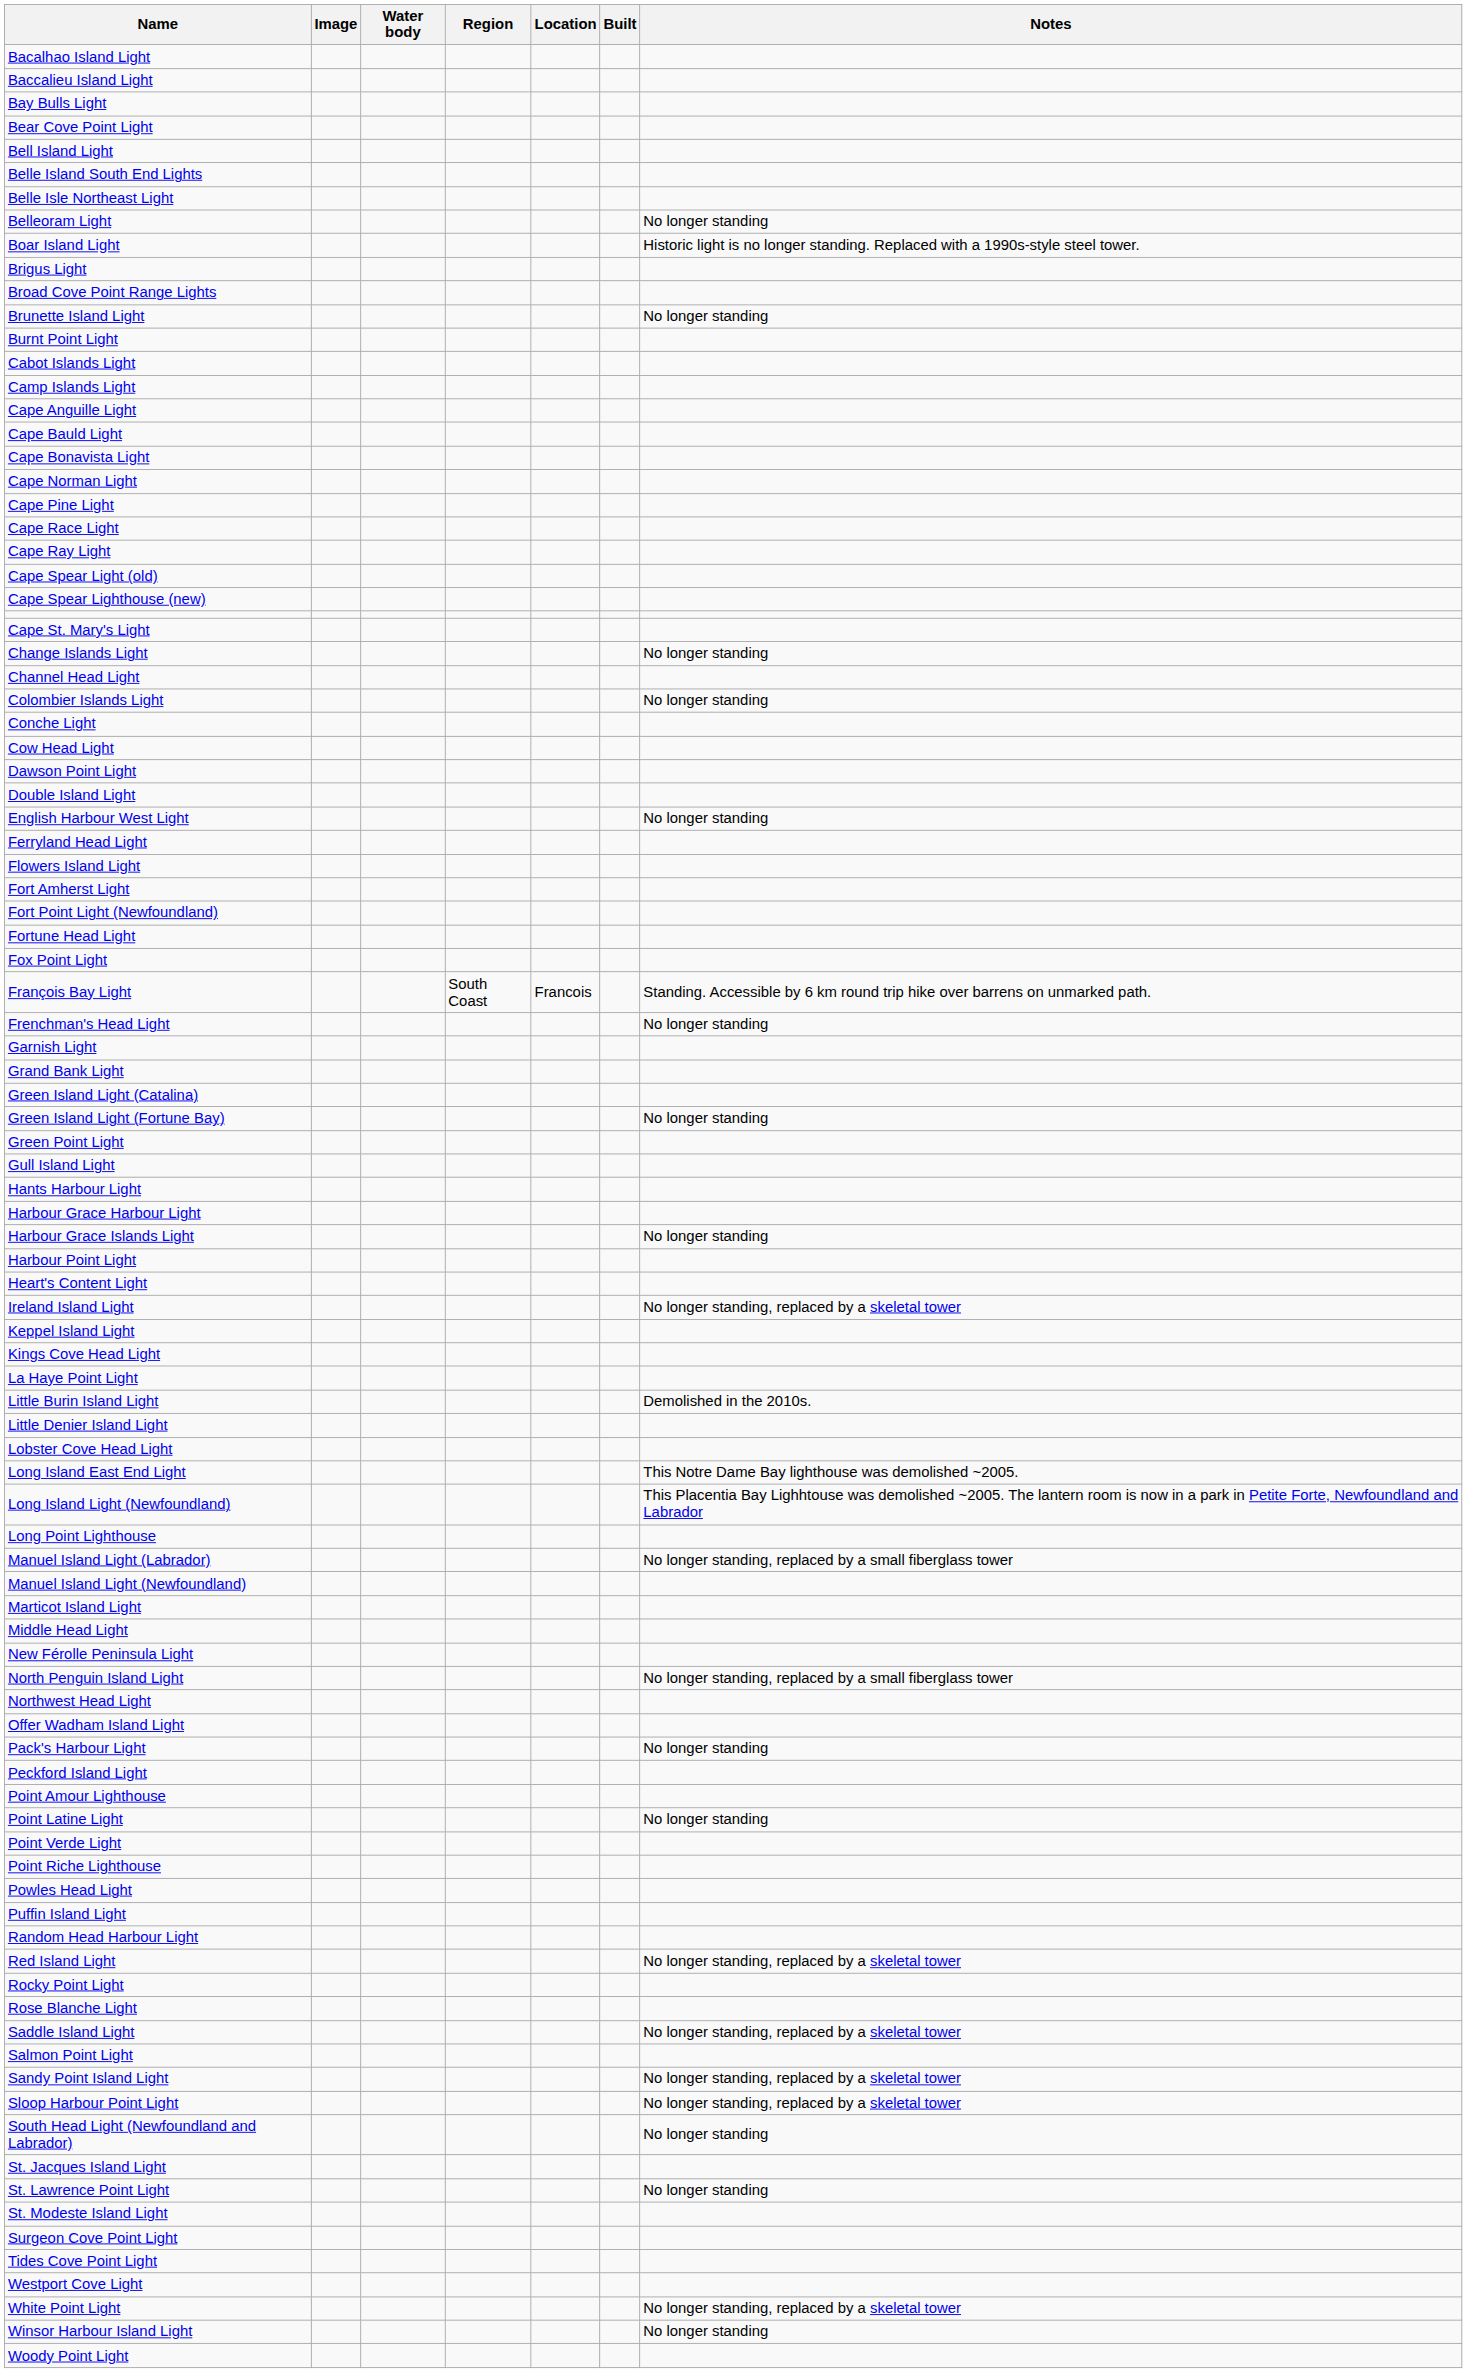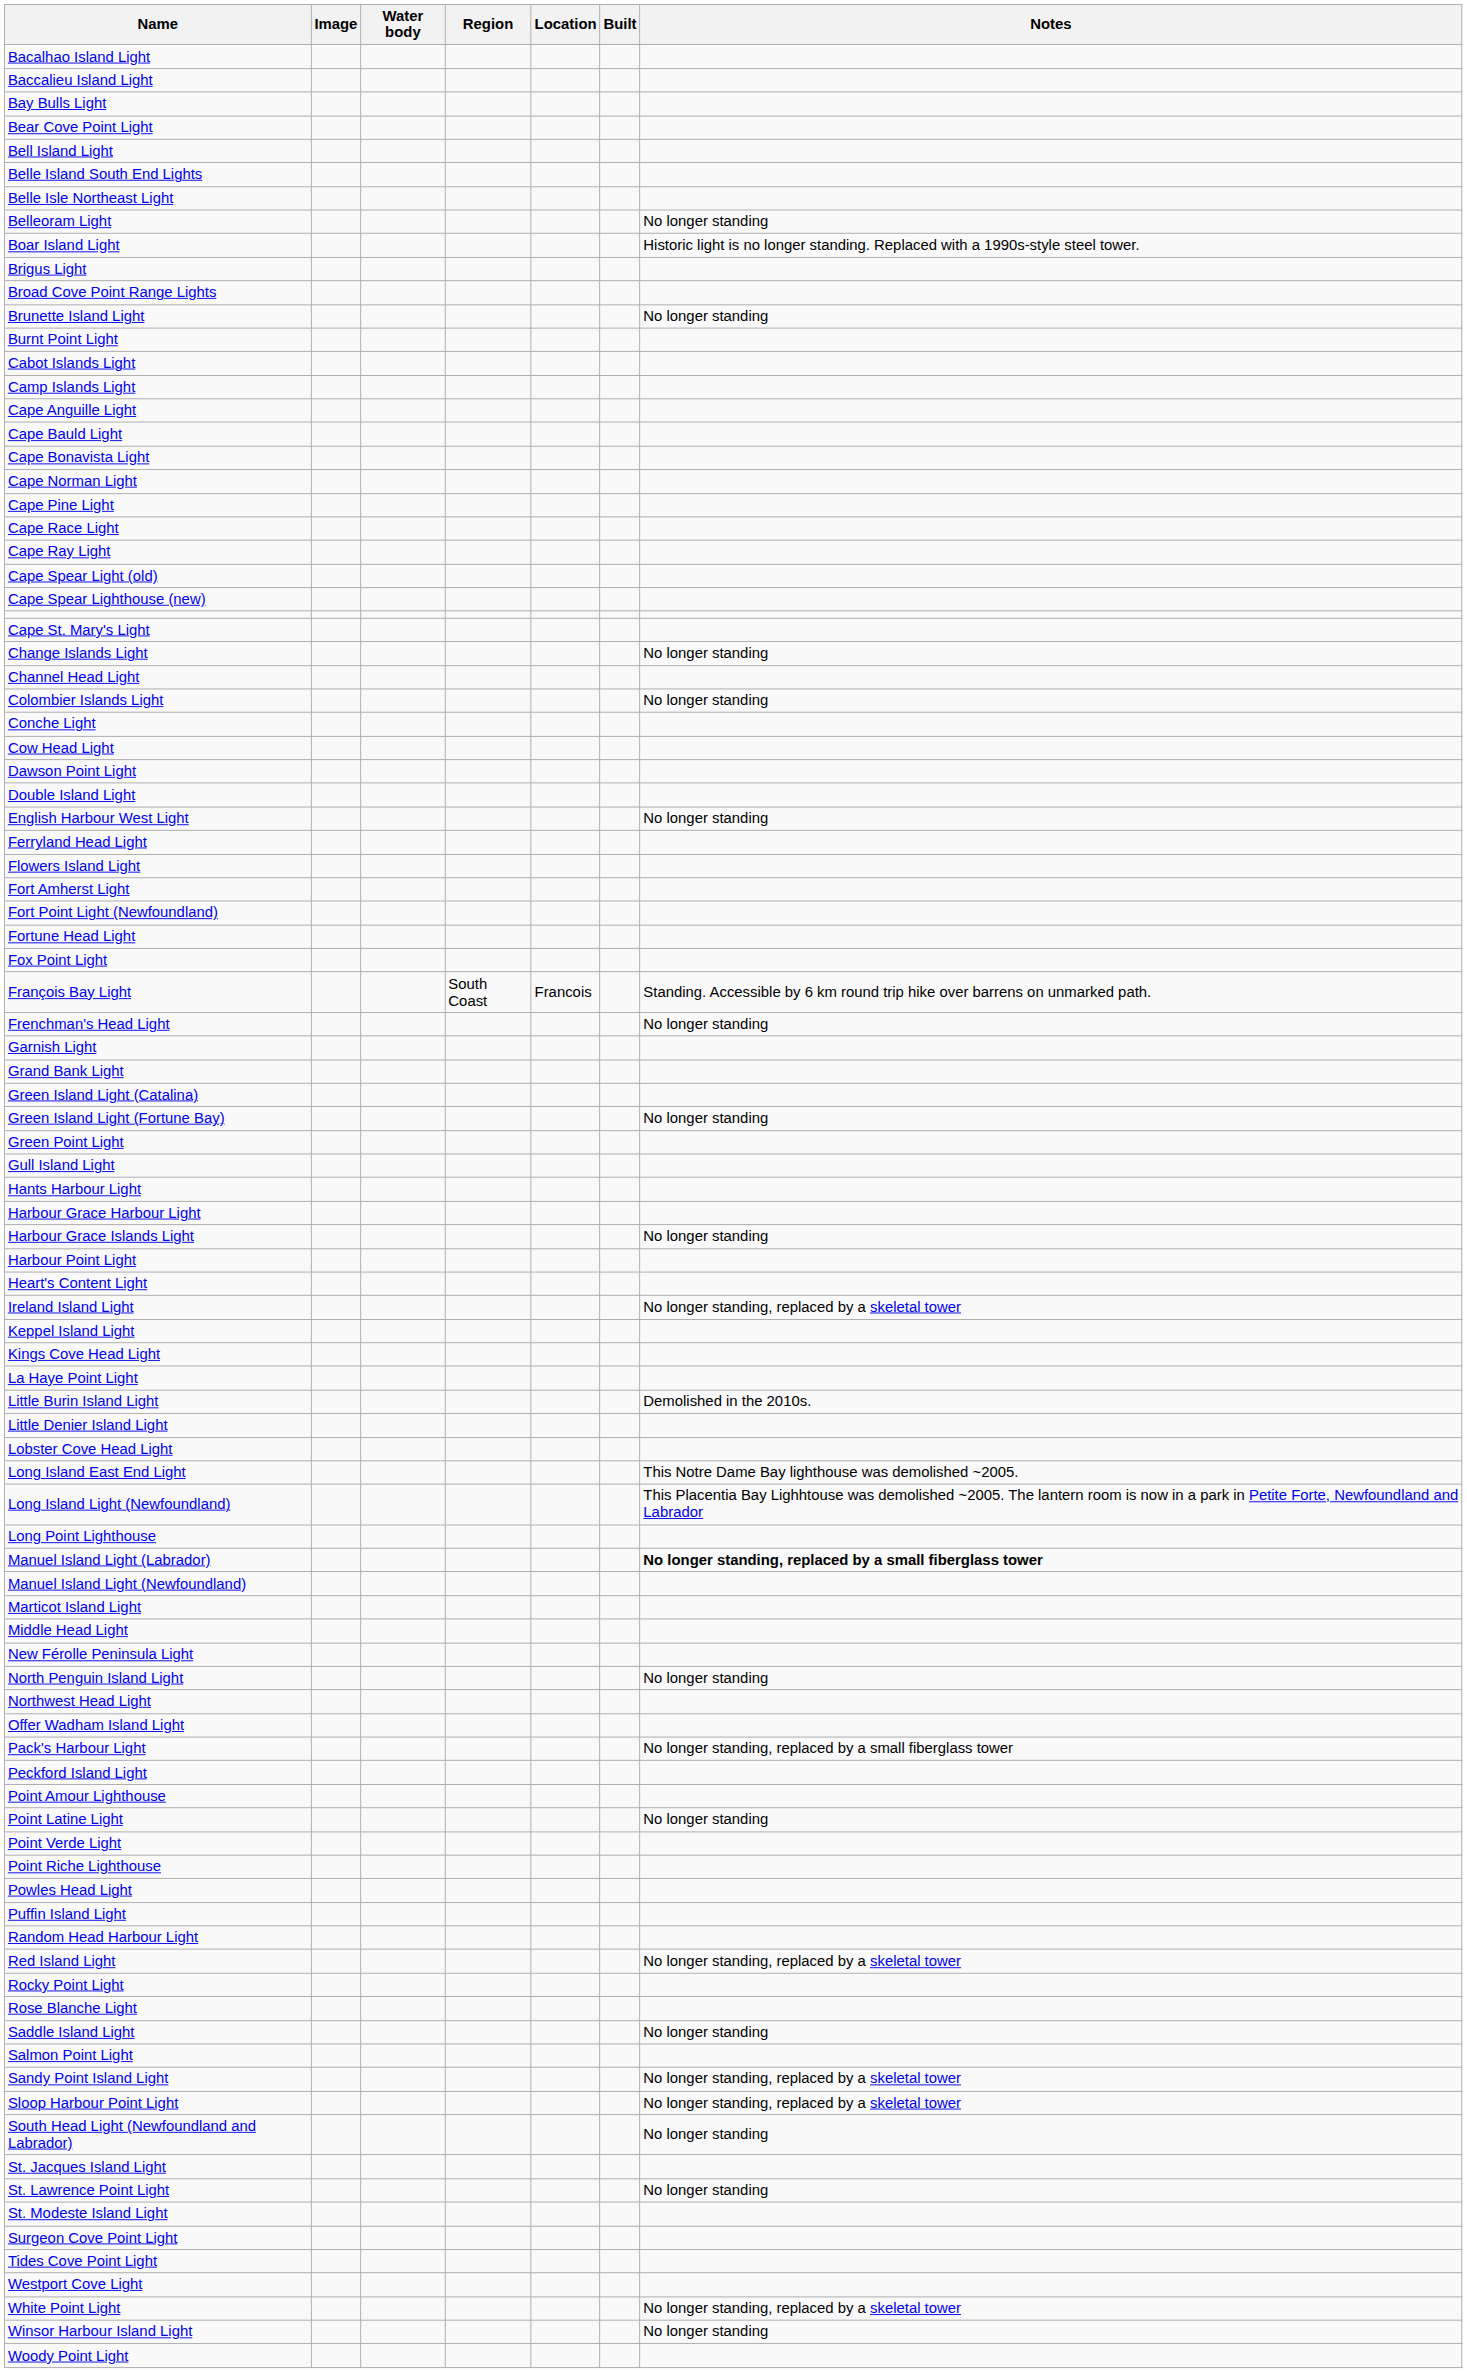(828, 1560) normal -> (843, 1560) bold
(828, 1678) No longer standing, replaced by a small fiberglass tower -> (706, 1678) No longer standing
(706, 1748) No longer standing -> (828, 1748) No longer standing, replaced by a small fiberglass tower
(802, 2032) No longer standing, replaced by a skeletal tower -> (706, 2032) No longer standing
